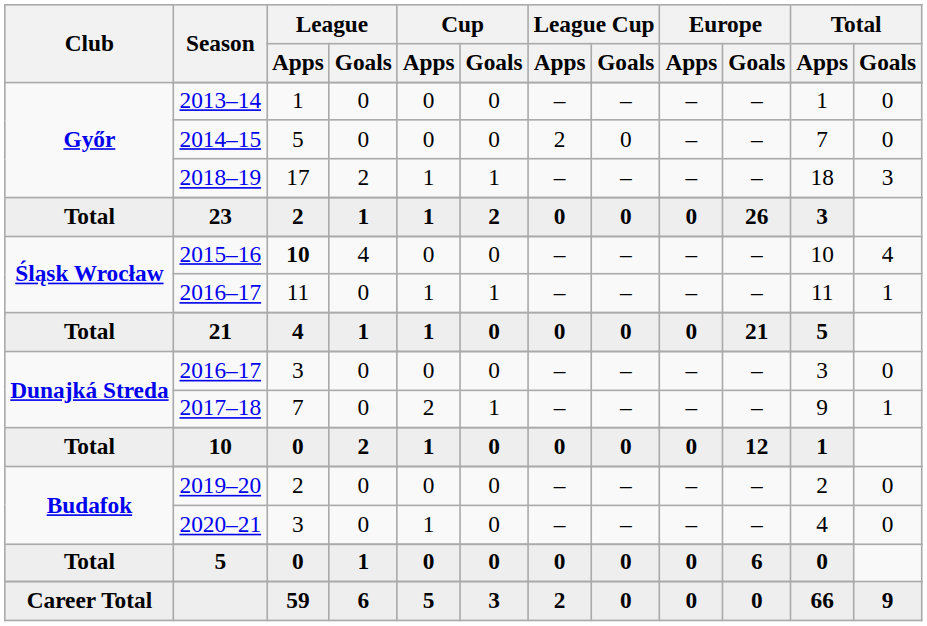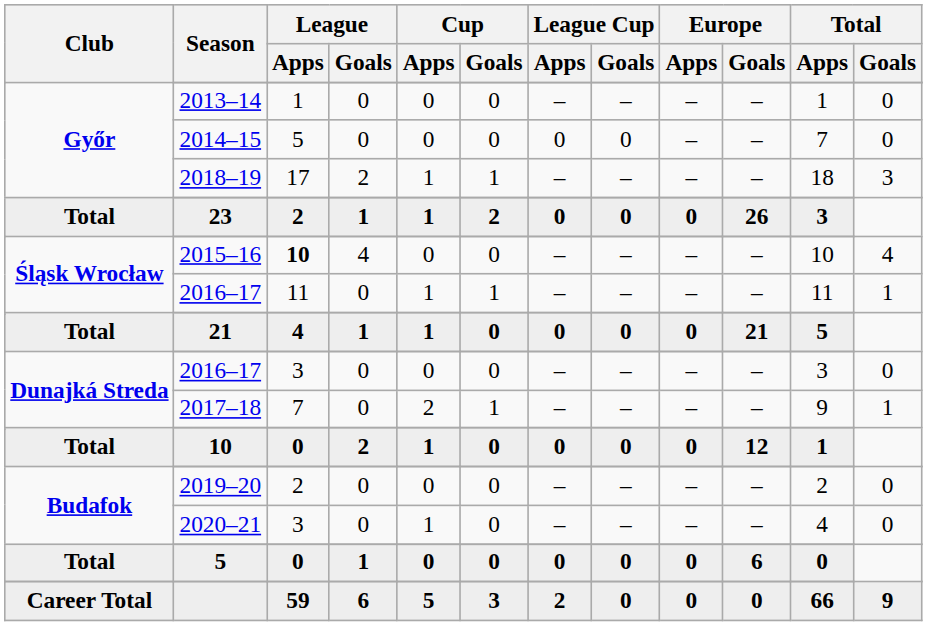(560, 139) 2 -> (560, 139) 0
